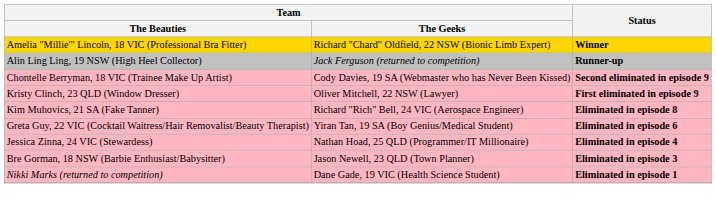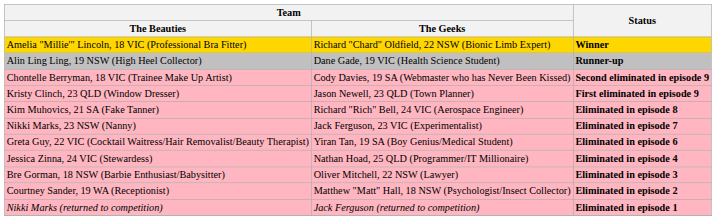(397, 61) Jack Ferguson (returned to competition) -> (407, 61) Dane Gade, 19 VIC (Health Science Student)
(386, 93) Oliver Mitchell, 22 NSW (Lawyer) -> (394, 93) Jason Newell, 23 QLD (Town Planner)
+ row: (71, 126)
(394, 158) Jason Newell, 23 QLD (Town Planner) -> (386, 175) Oliver Mitchell, 22 NSW (Lawyer)
+ row: (88, 191)
(407, 175) Dane Gade, 19 VIC (Health Science Student) -> (397, 207) Jack Ferguson (returned to competition)
